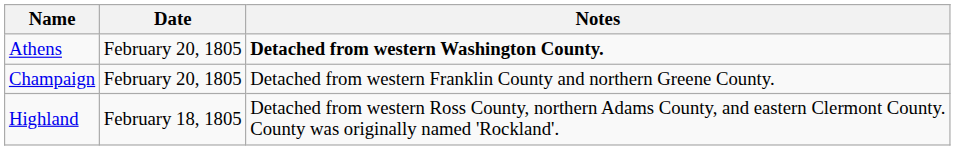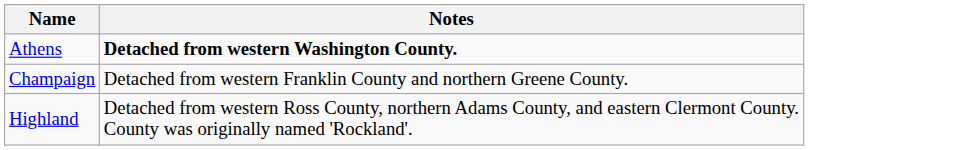- column: (173, 19)
